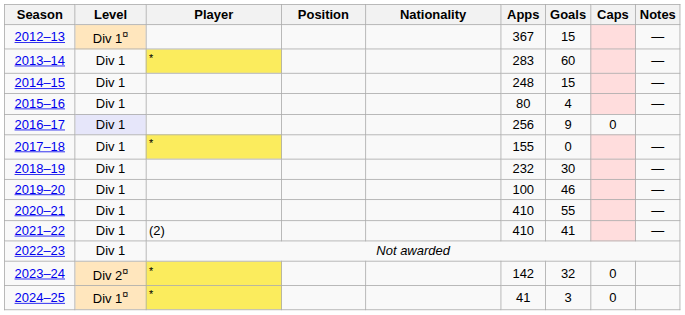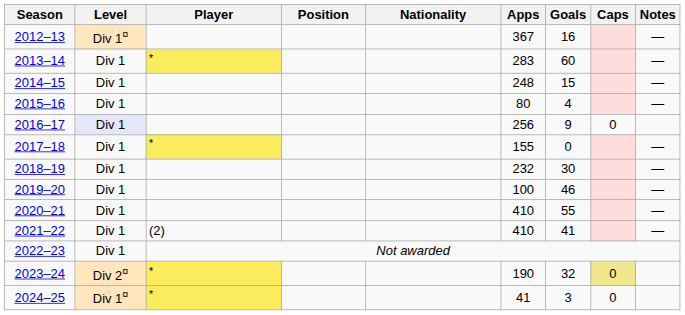(568, 37) 15 -> (568, 37) 16
(523, 273) 142 -> (523, 273) 190
(613, 273) no background -> (613, 273) khaki background
